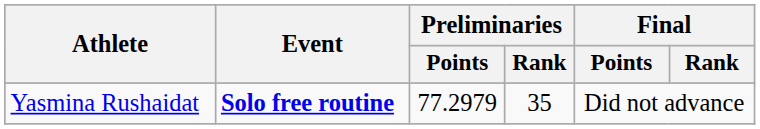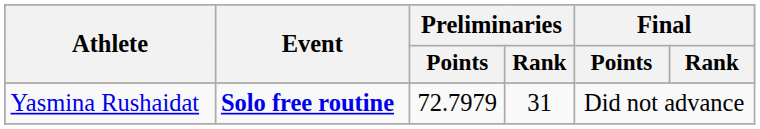(457, 103) 77.2979 -> (457, 103) 72.7979
(539, 103) 35 -> (539, 103) 31
